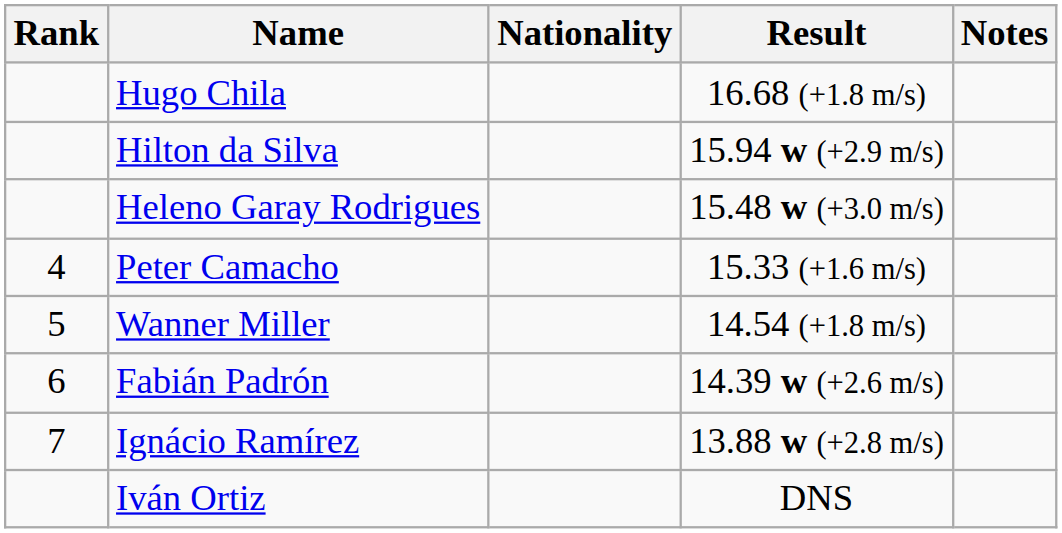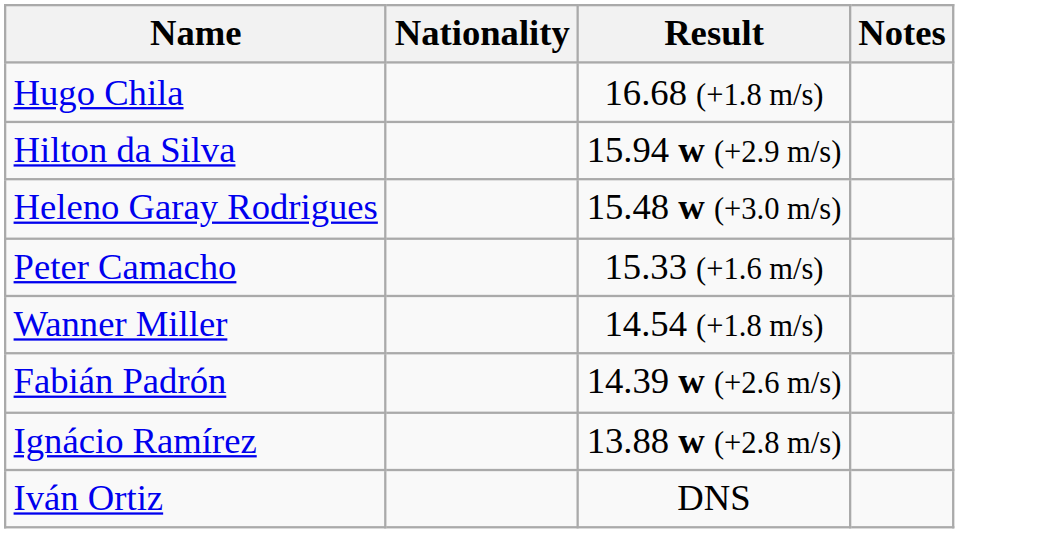- column: (56, 33)
